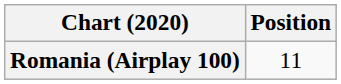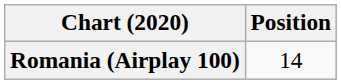(291, 60) 11 -> (291, 60) 14
